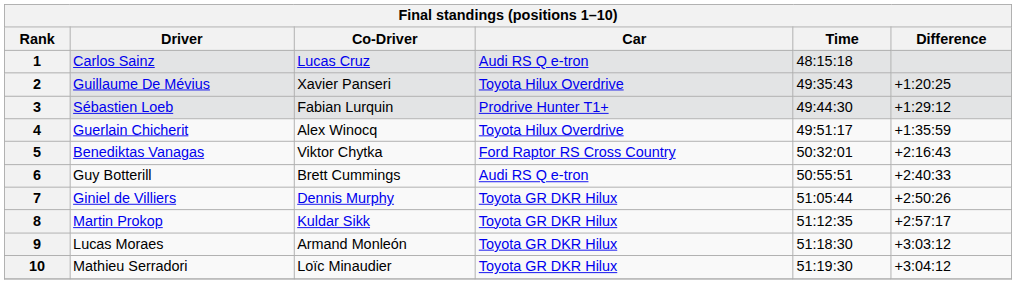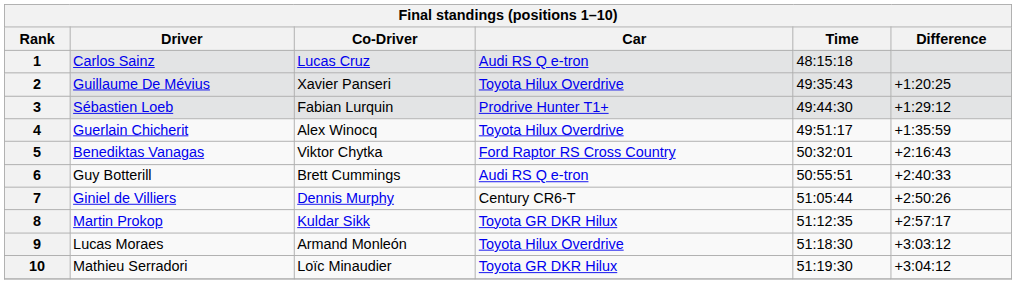(548, 198) Toyota GR DKR Hilux -> (527, 198) Century CR6-T
(548, 244) Toyota GR DKR Hilux -> (551, 244) Toyota Hilux Overdrive
